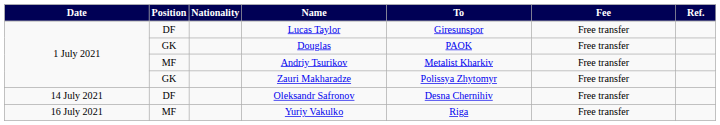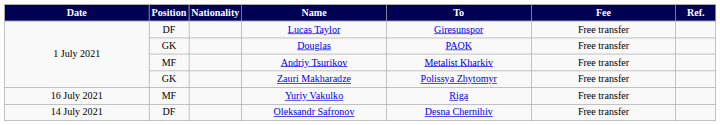rows swapped: (314, 96) <-> (314, 112)
